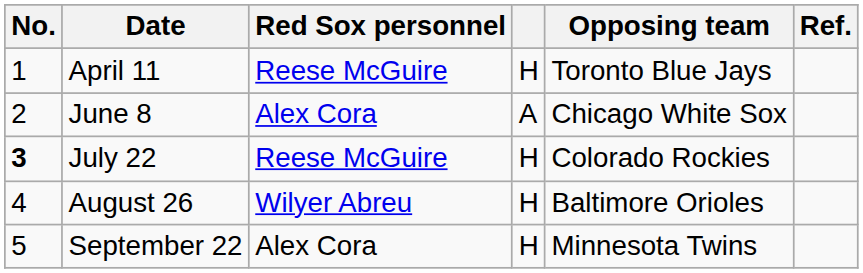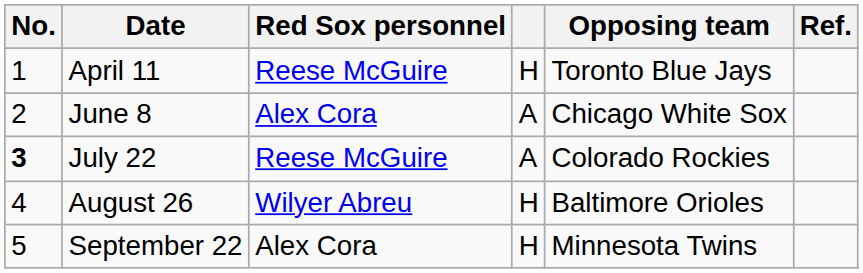(529, 158) H -> (528, 158) A
